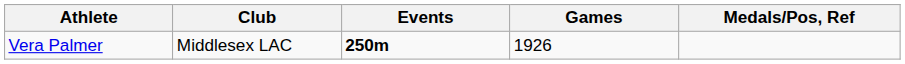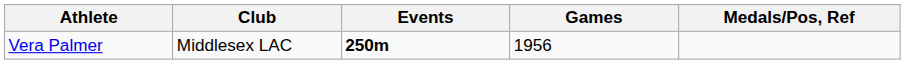(533, 45) 1926 -> (533, 45) 1956
